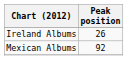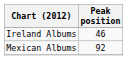(100, 34) 26 -> (100, 34) 46
